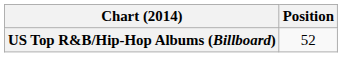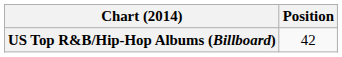(308, 39) 52 -> (308, 39) 42
